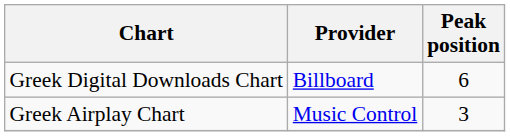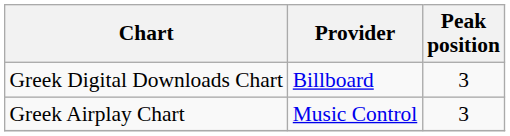(463, 79) 6 -> (463, 79) 3
